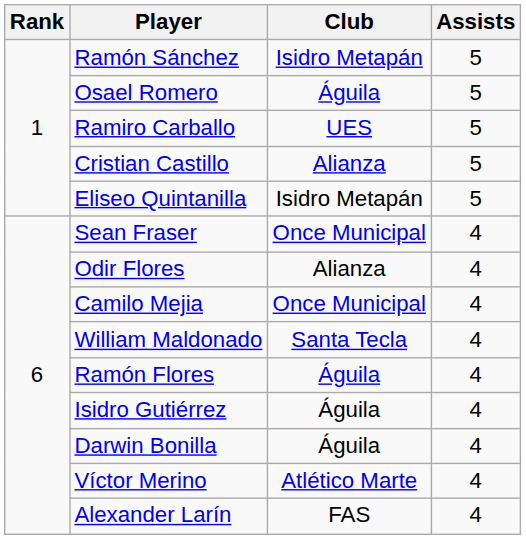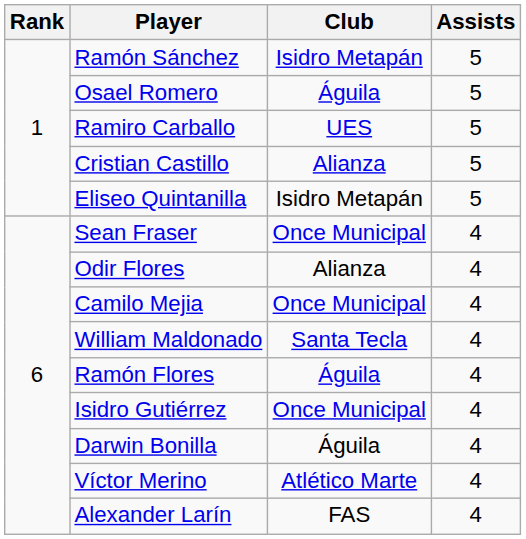(349, 410) Águila -> (349, 410) Once Municipal
